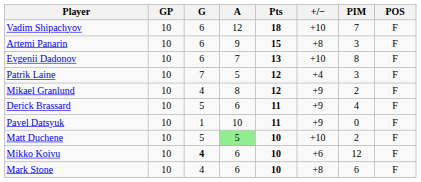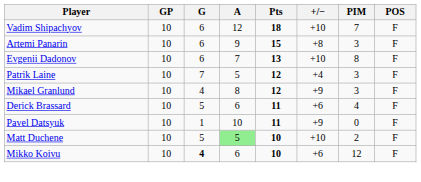(356, 91) 2 -> (356, 91) 3
(318, 106) +9 -> (318, 106) +6
- row: (30, 169)
